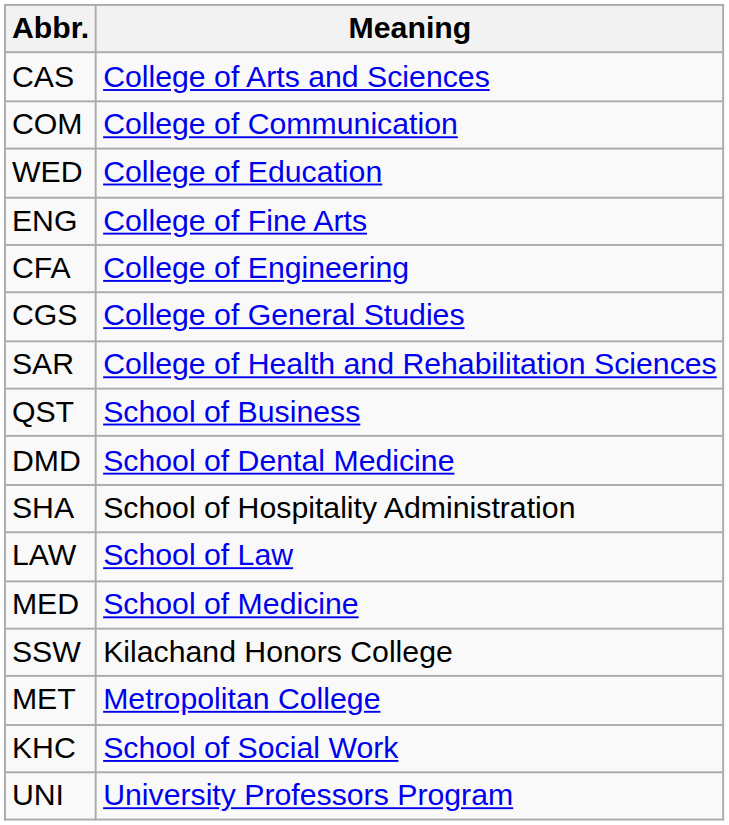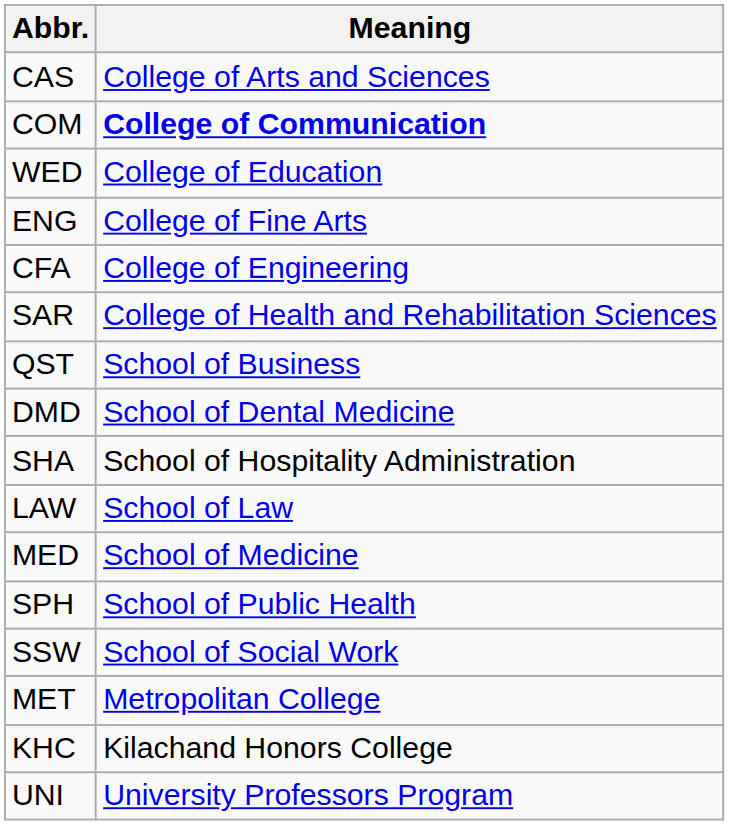(280, 124) normal -> (295, 124) bold
- row: (45, 316)
+ row: (43, 603)
(278, 651) Kilachand Honors College -> (251, 651) School of Social Work
(251, 747) School of Social Work -> (278, 747) Kilachand Honors College
